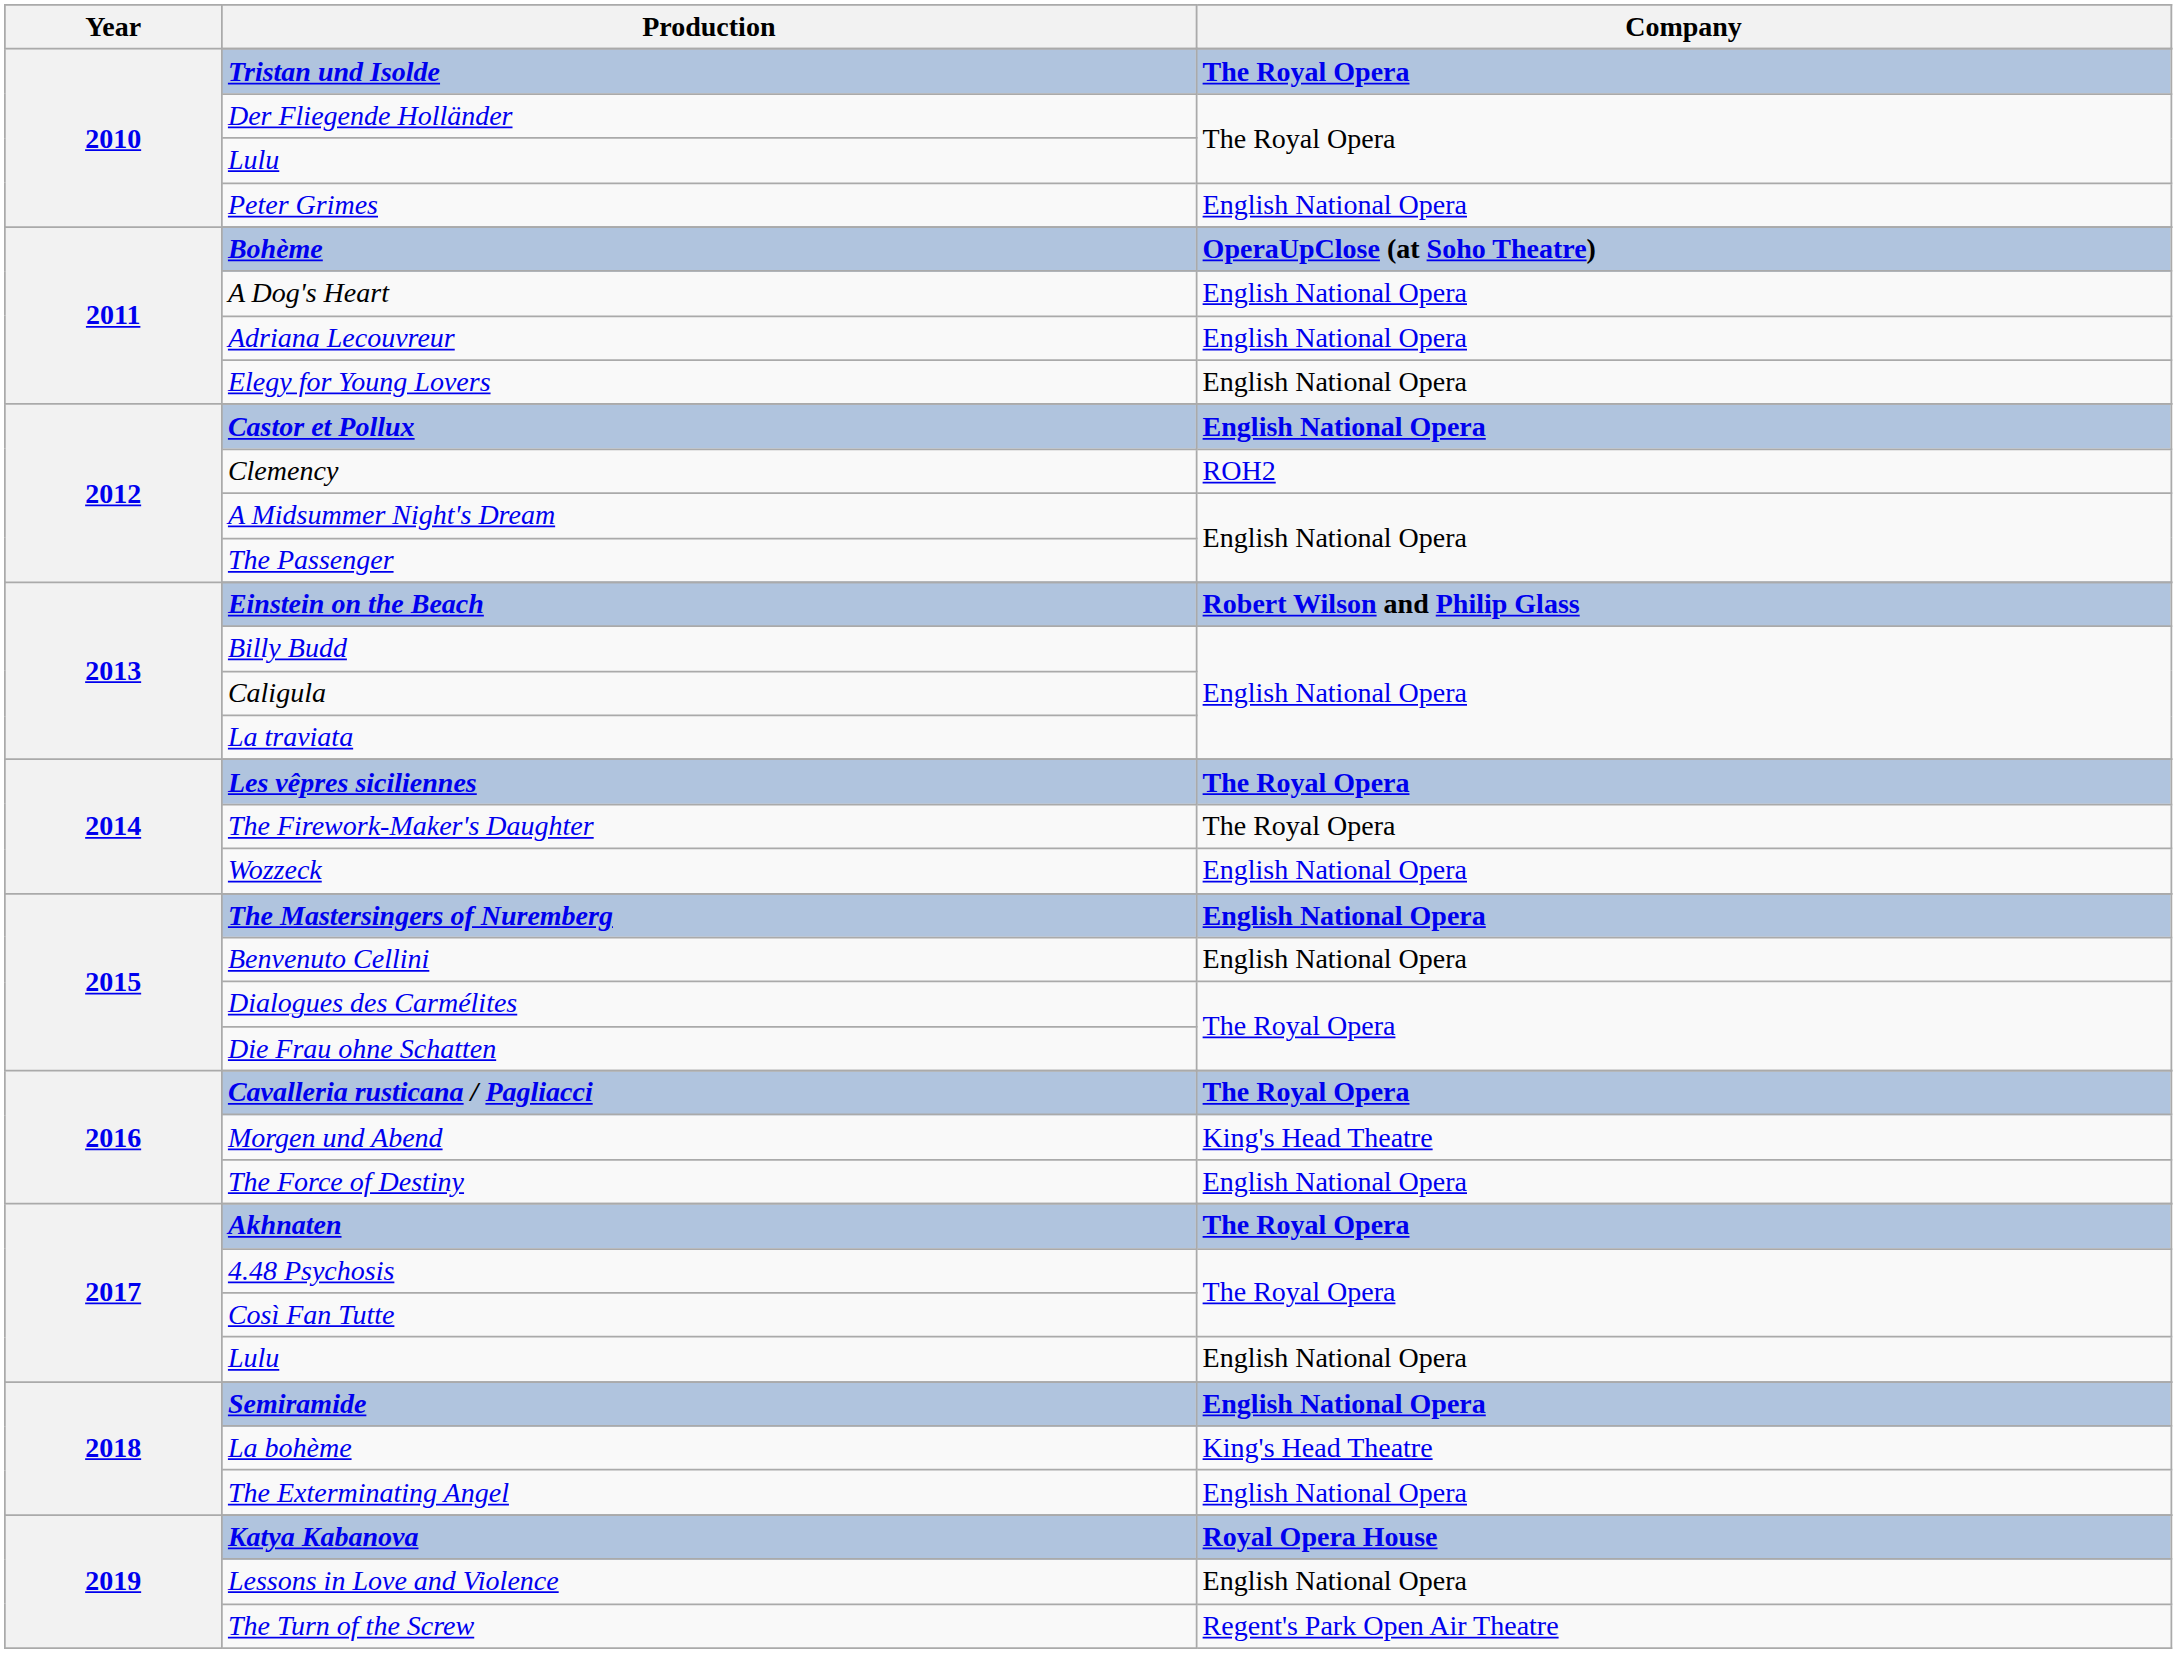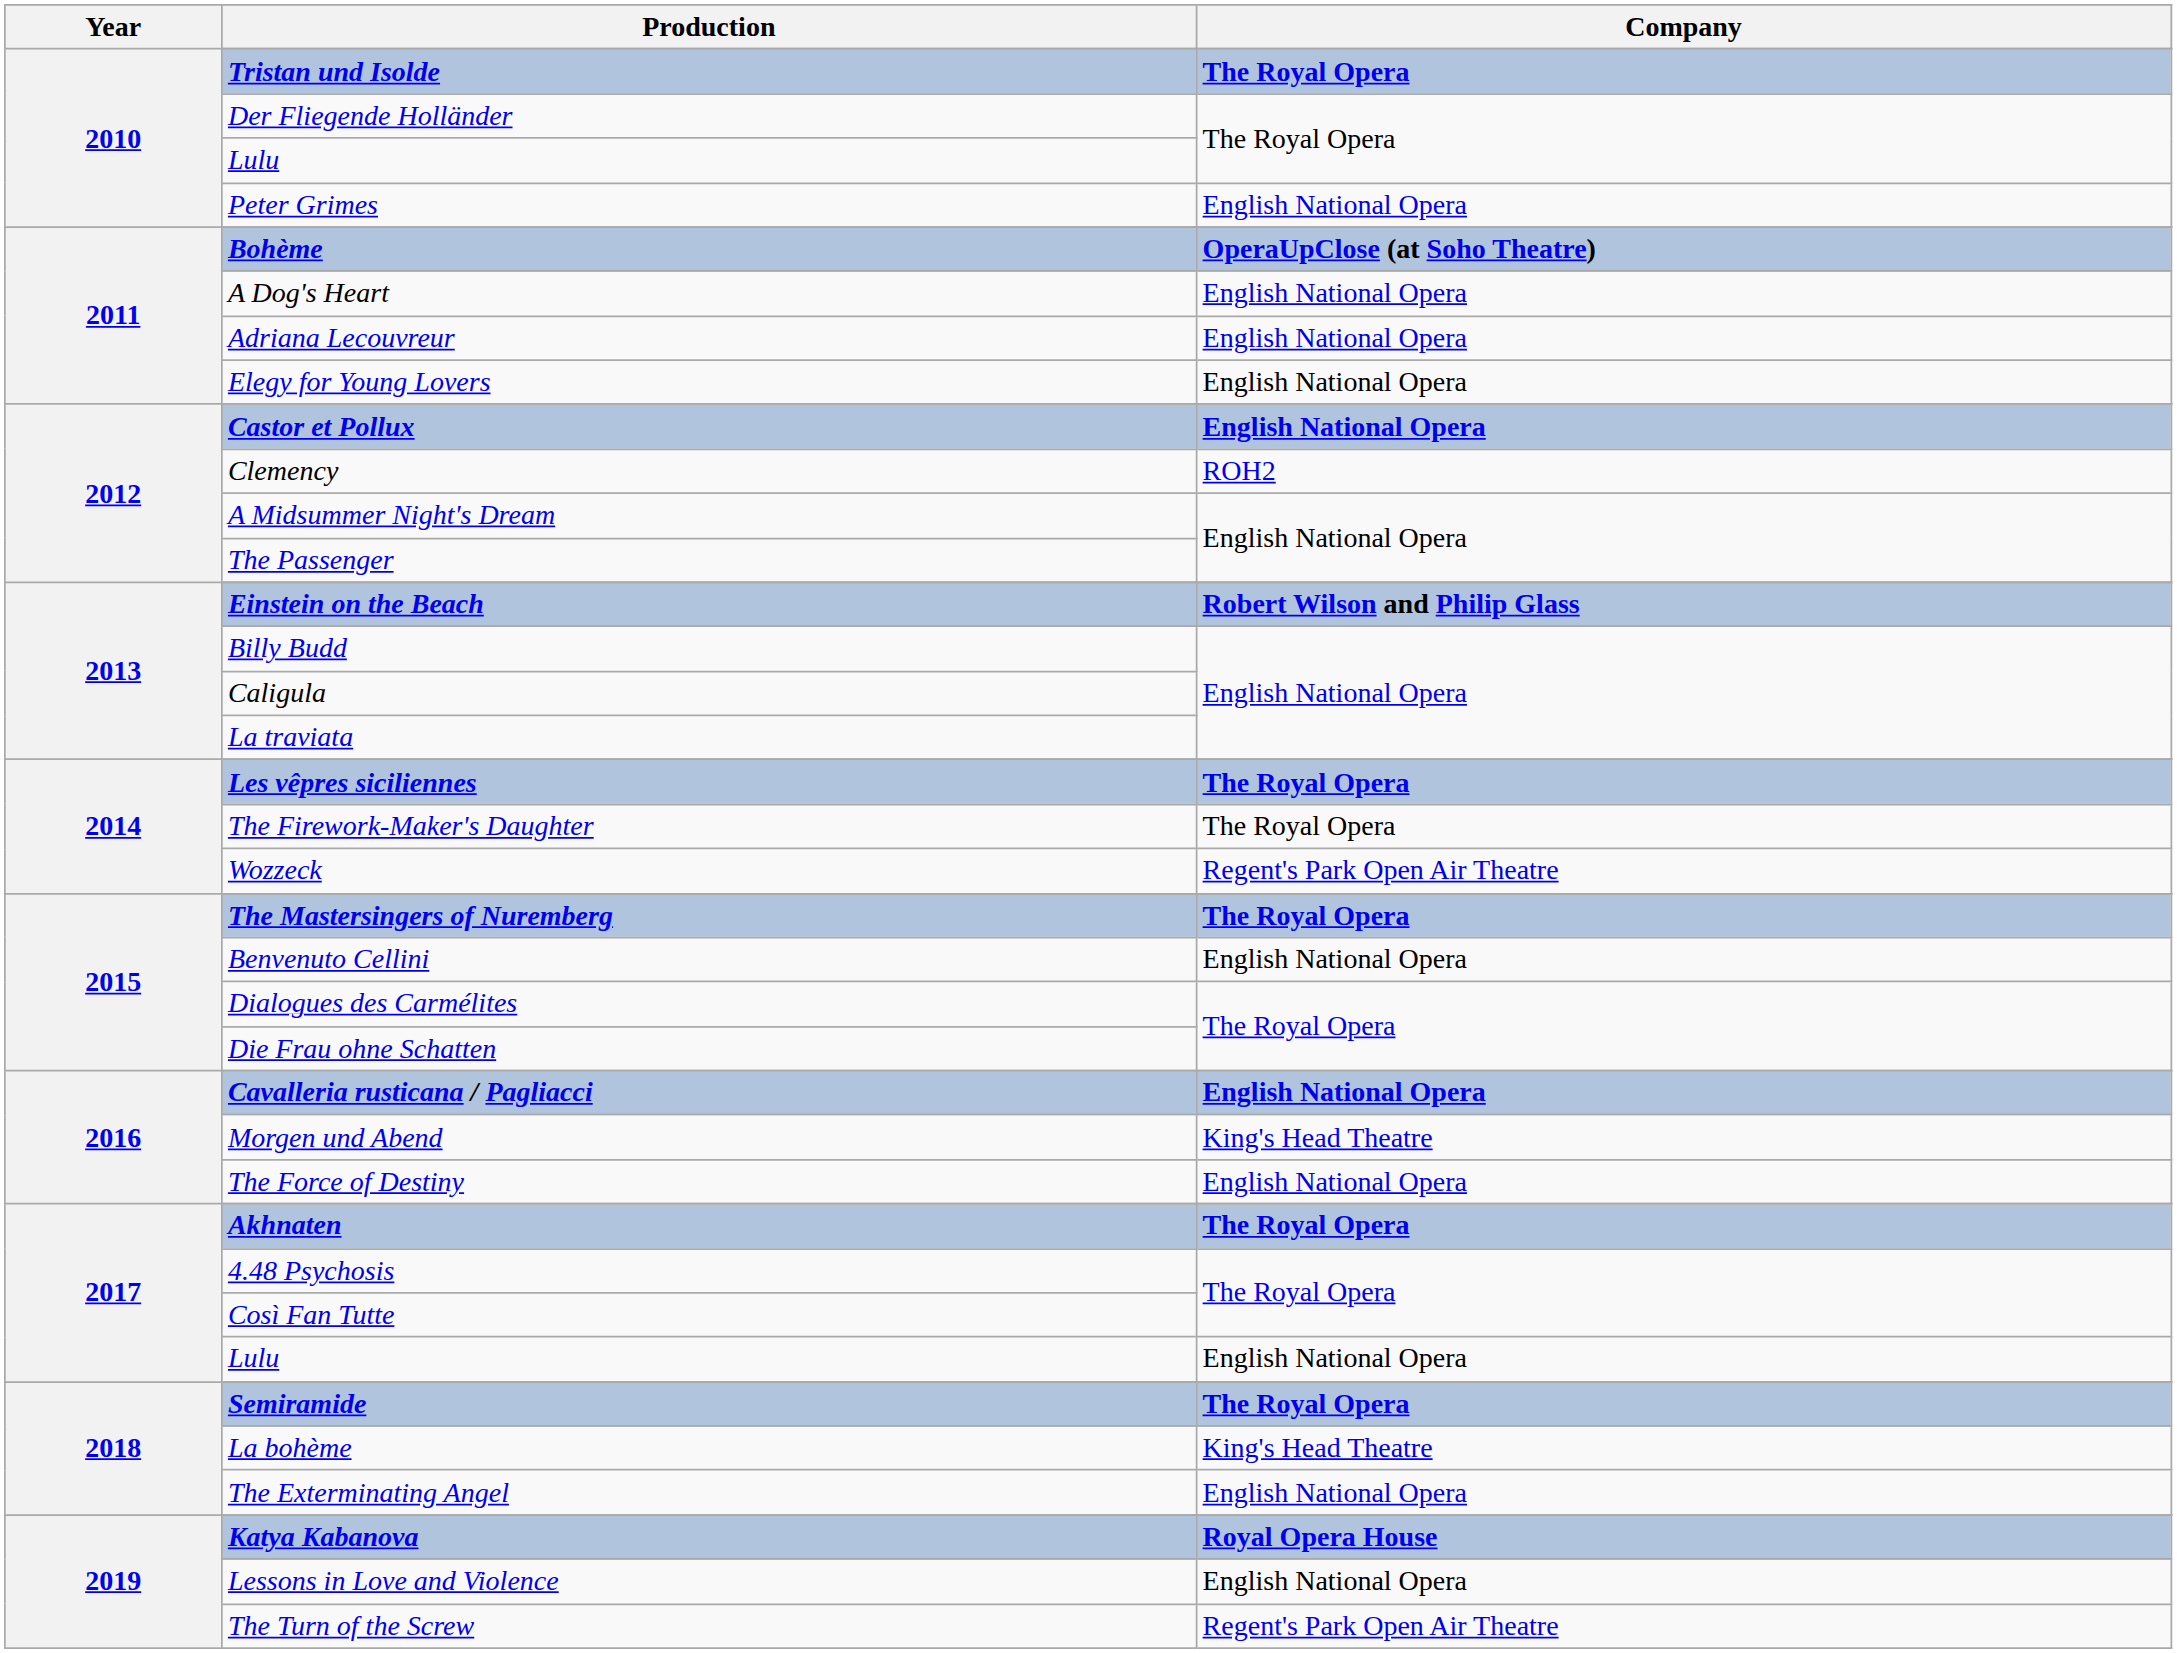(1335, 870) English National Opera -> (1381, 870) Regent's Park Open Air Theatre
(1344, 914) English National Opera -> (1306, 914) The Royal Opera
(1306, 1092) The Royal Opera -> (1344, 1092) English National Opera
(1344, 1403) English National Opera -> (1306, 1403) The Royal Opera
